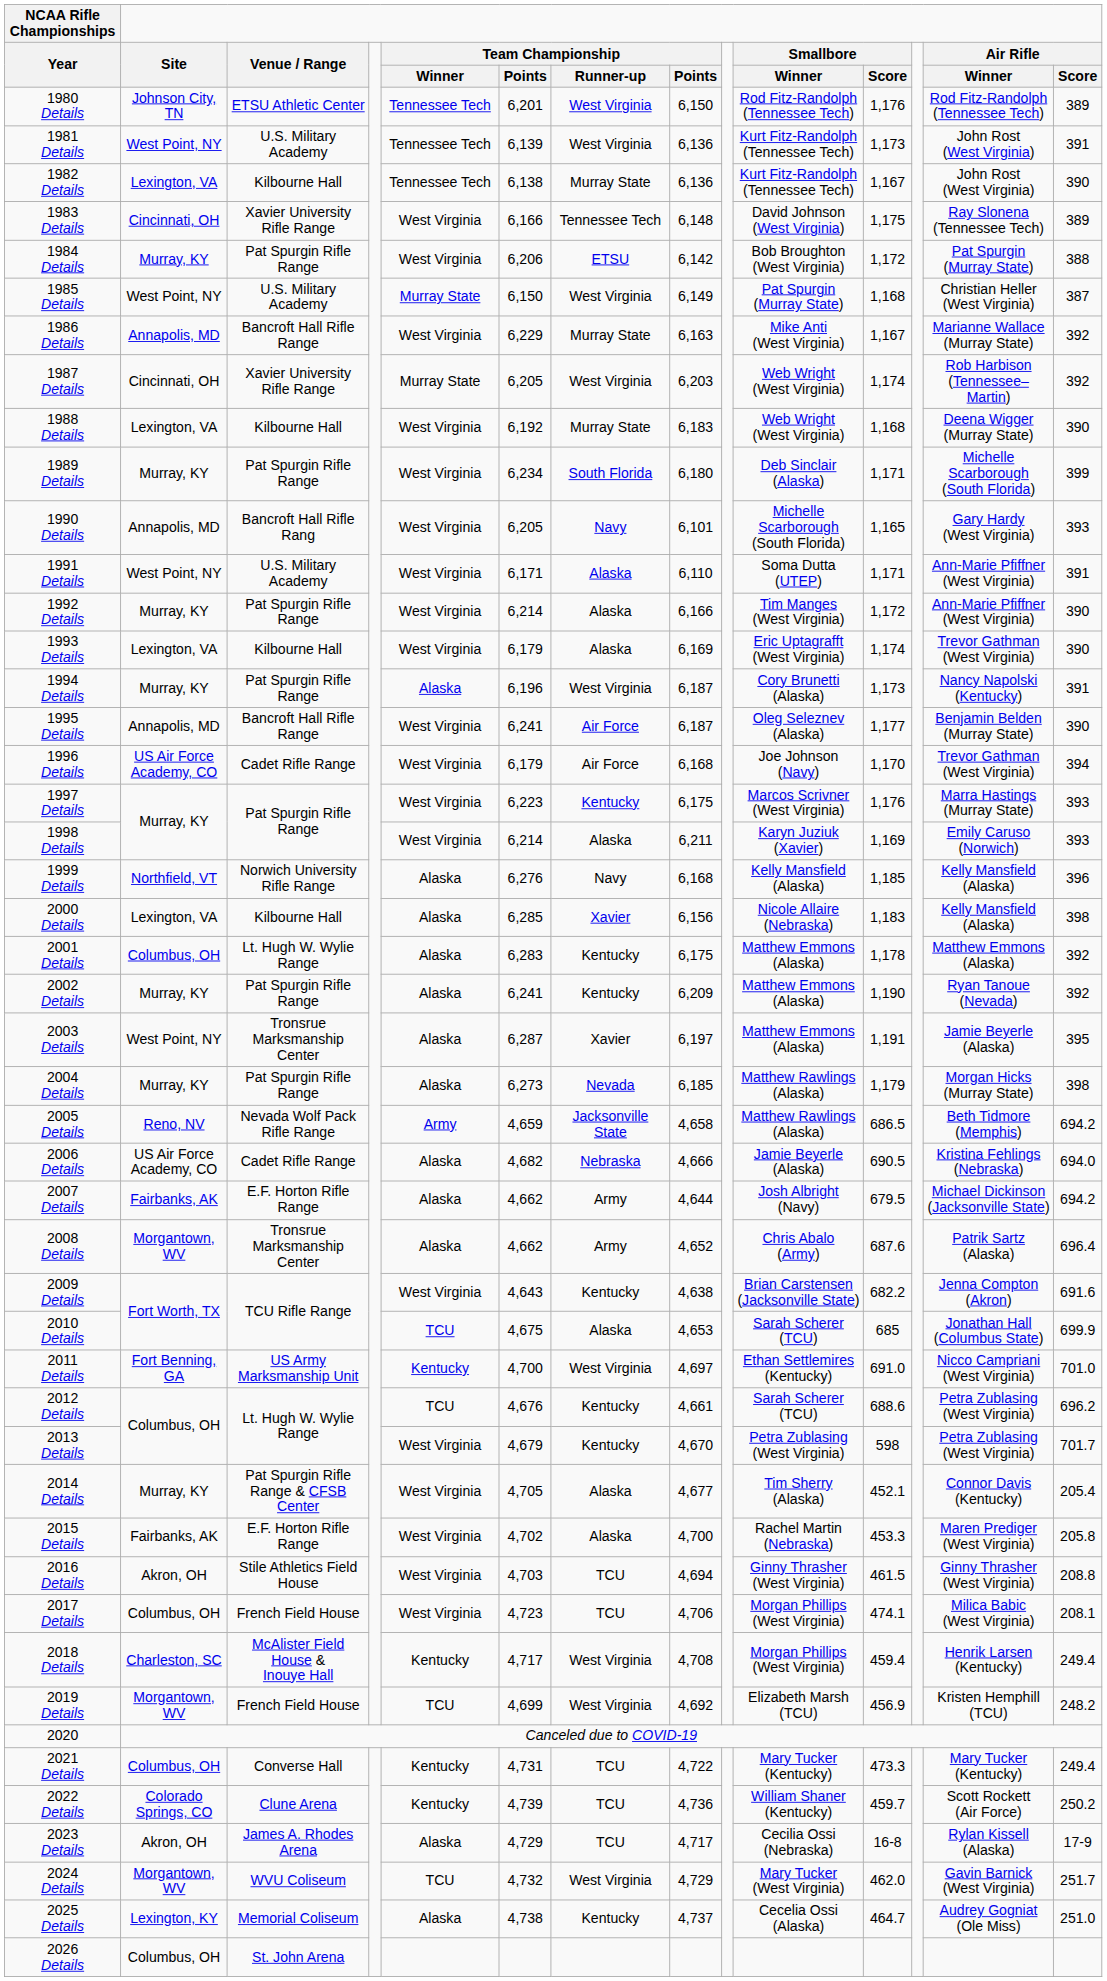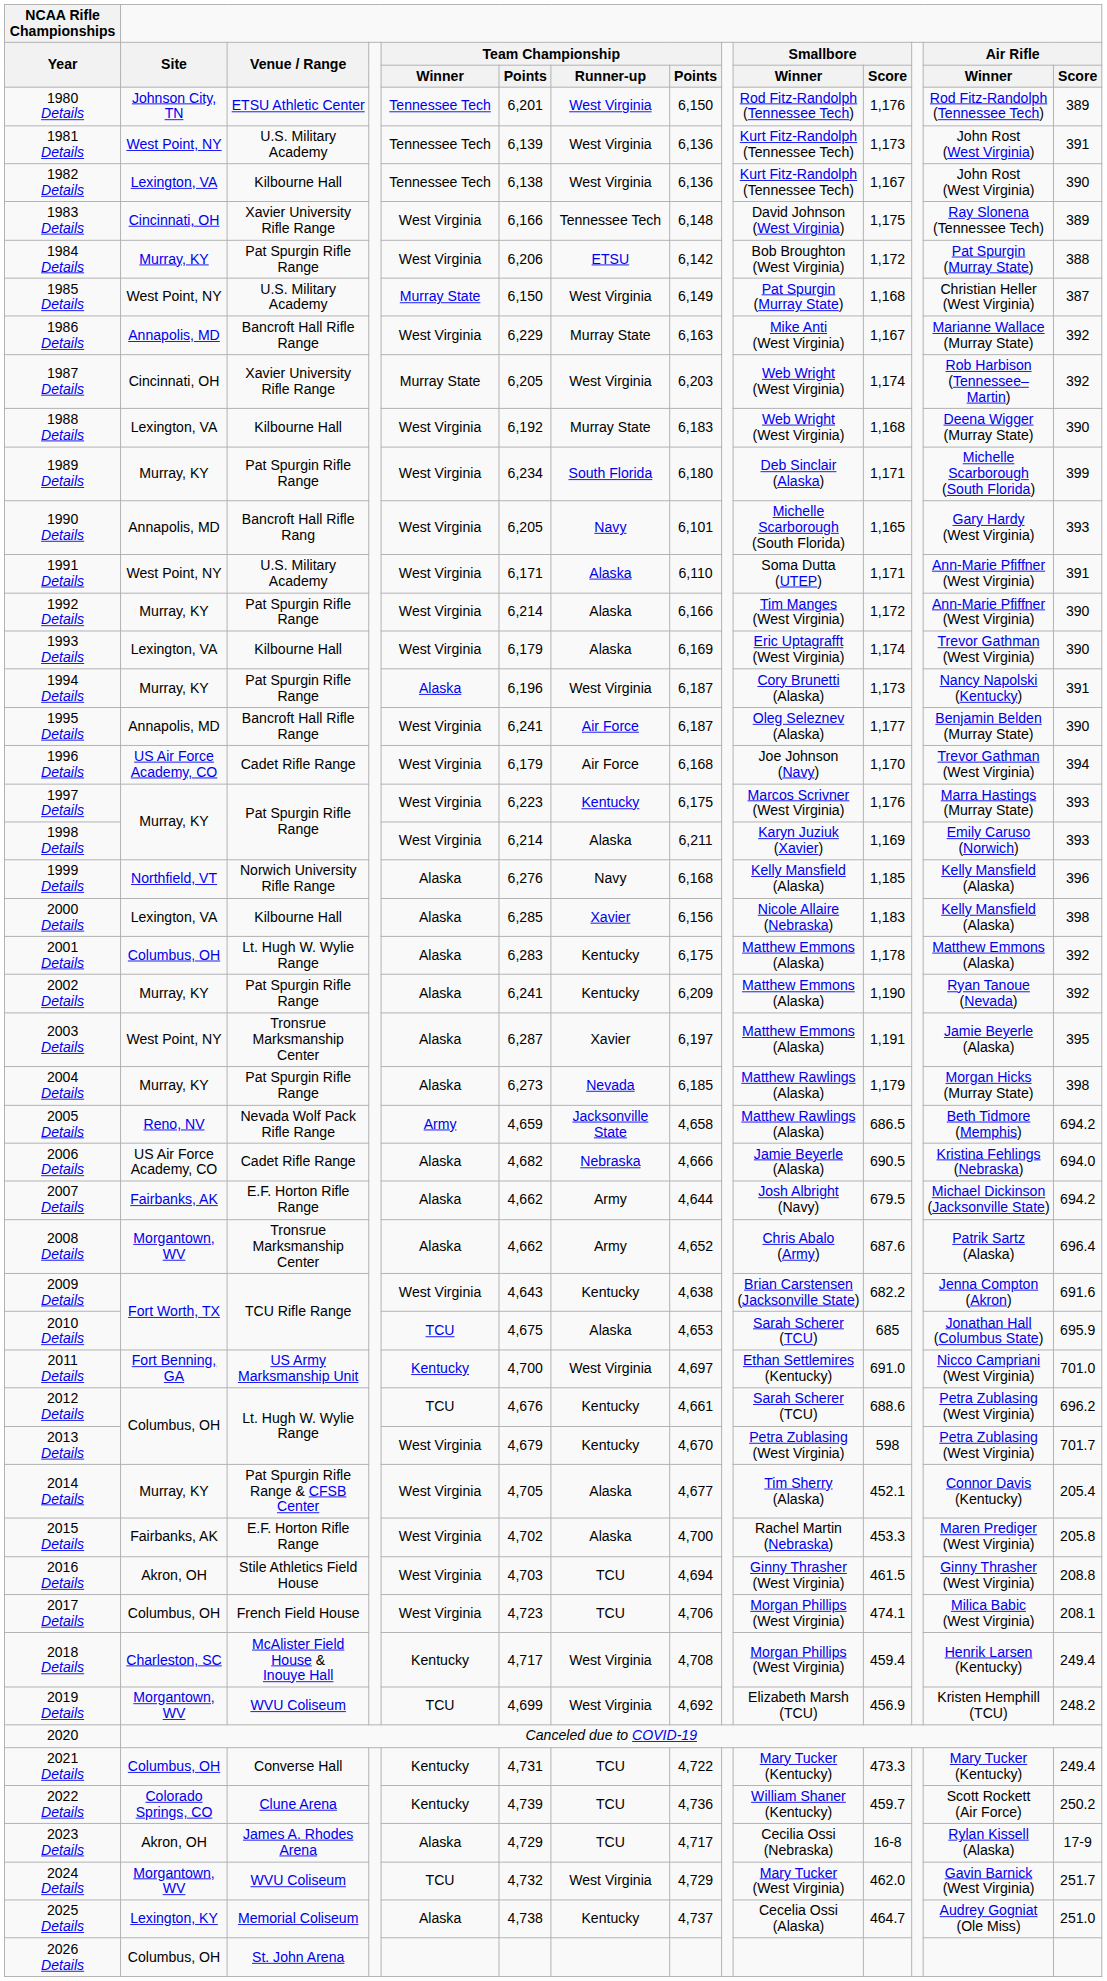(610, 182) Murray State -> (610, 182) West Virginia
(1078, 1330) 699.9 -> (1078, 1330) 695.9
(298, 1705) French Field House -> (298, 1705) WVU Coliseum
